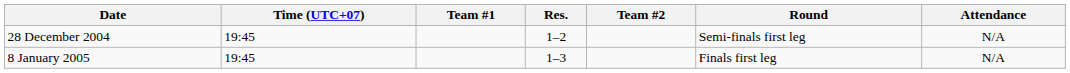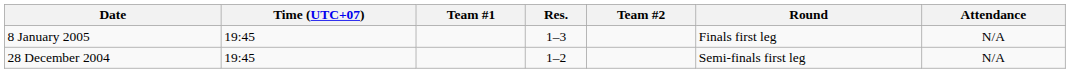rows swapped: (59, 36) <-> (49, 57)
